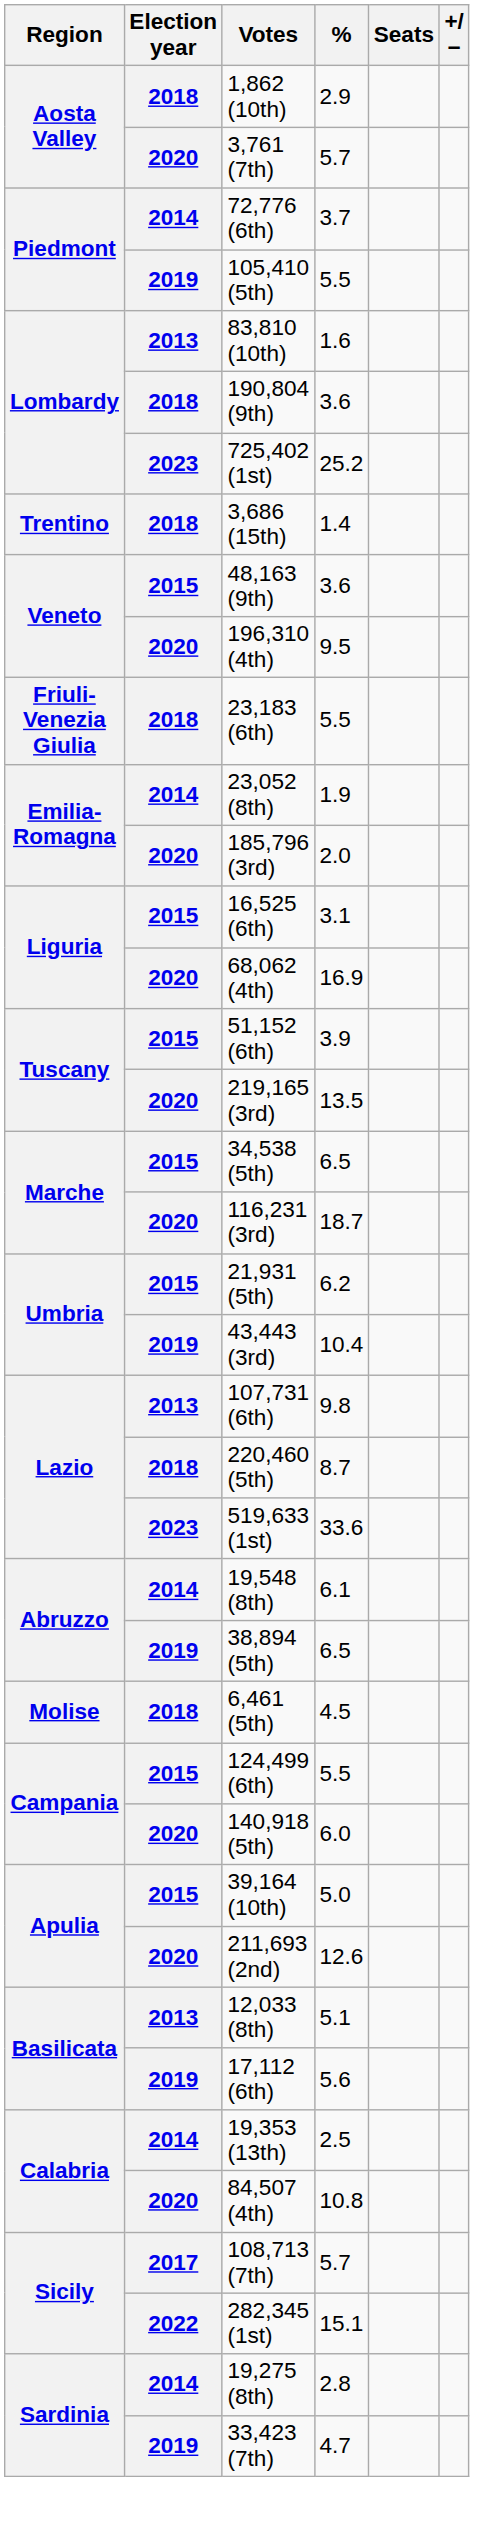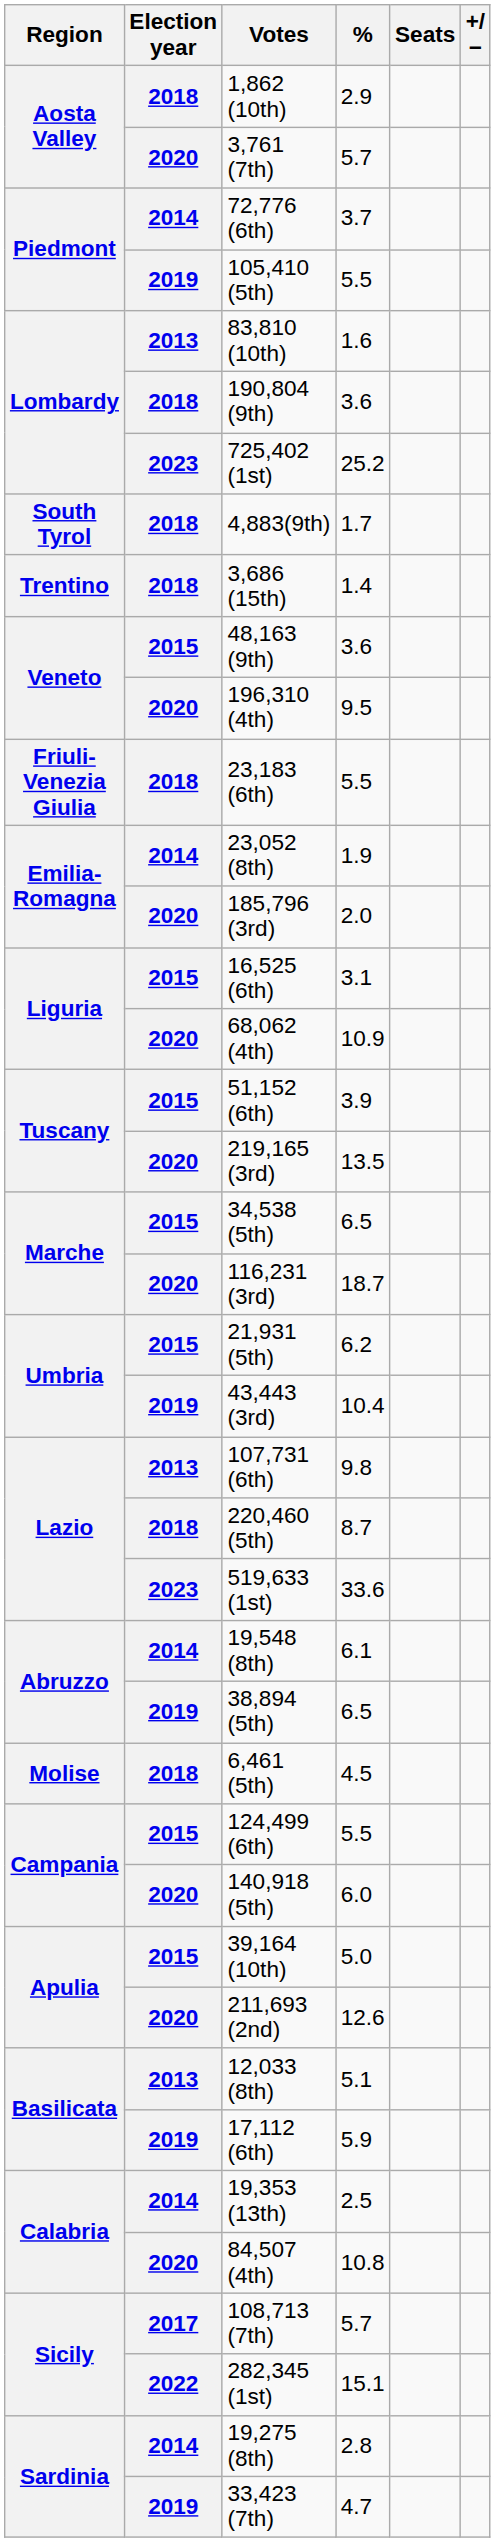+ row: (279, 524)
(341, 977) 16.9 -> (363, 1038) 10.9
(335, 2078) 5.6 -> (356, 2139) 5.9
